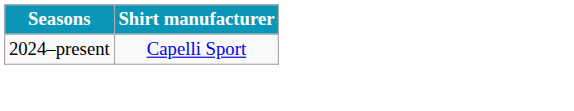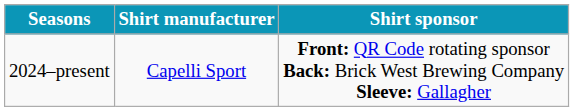+ column: (424, 19)
